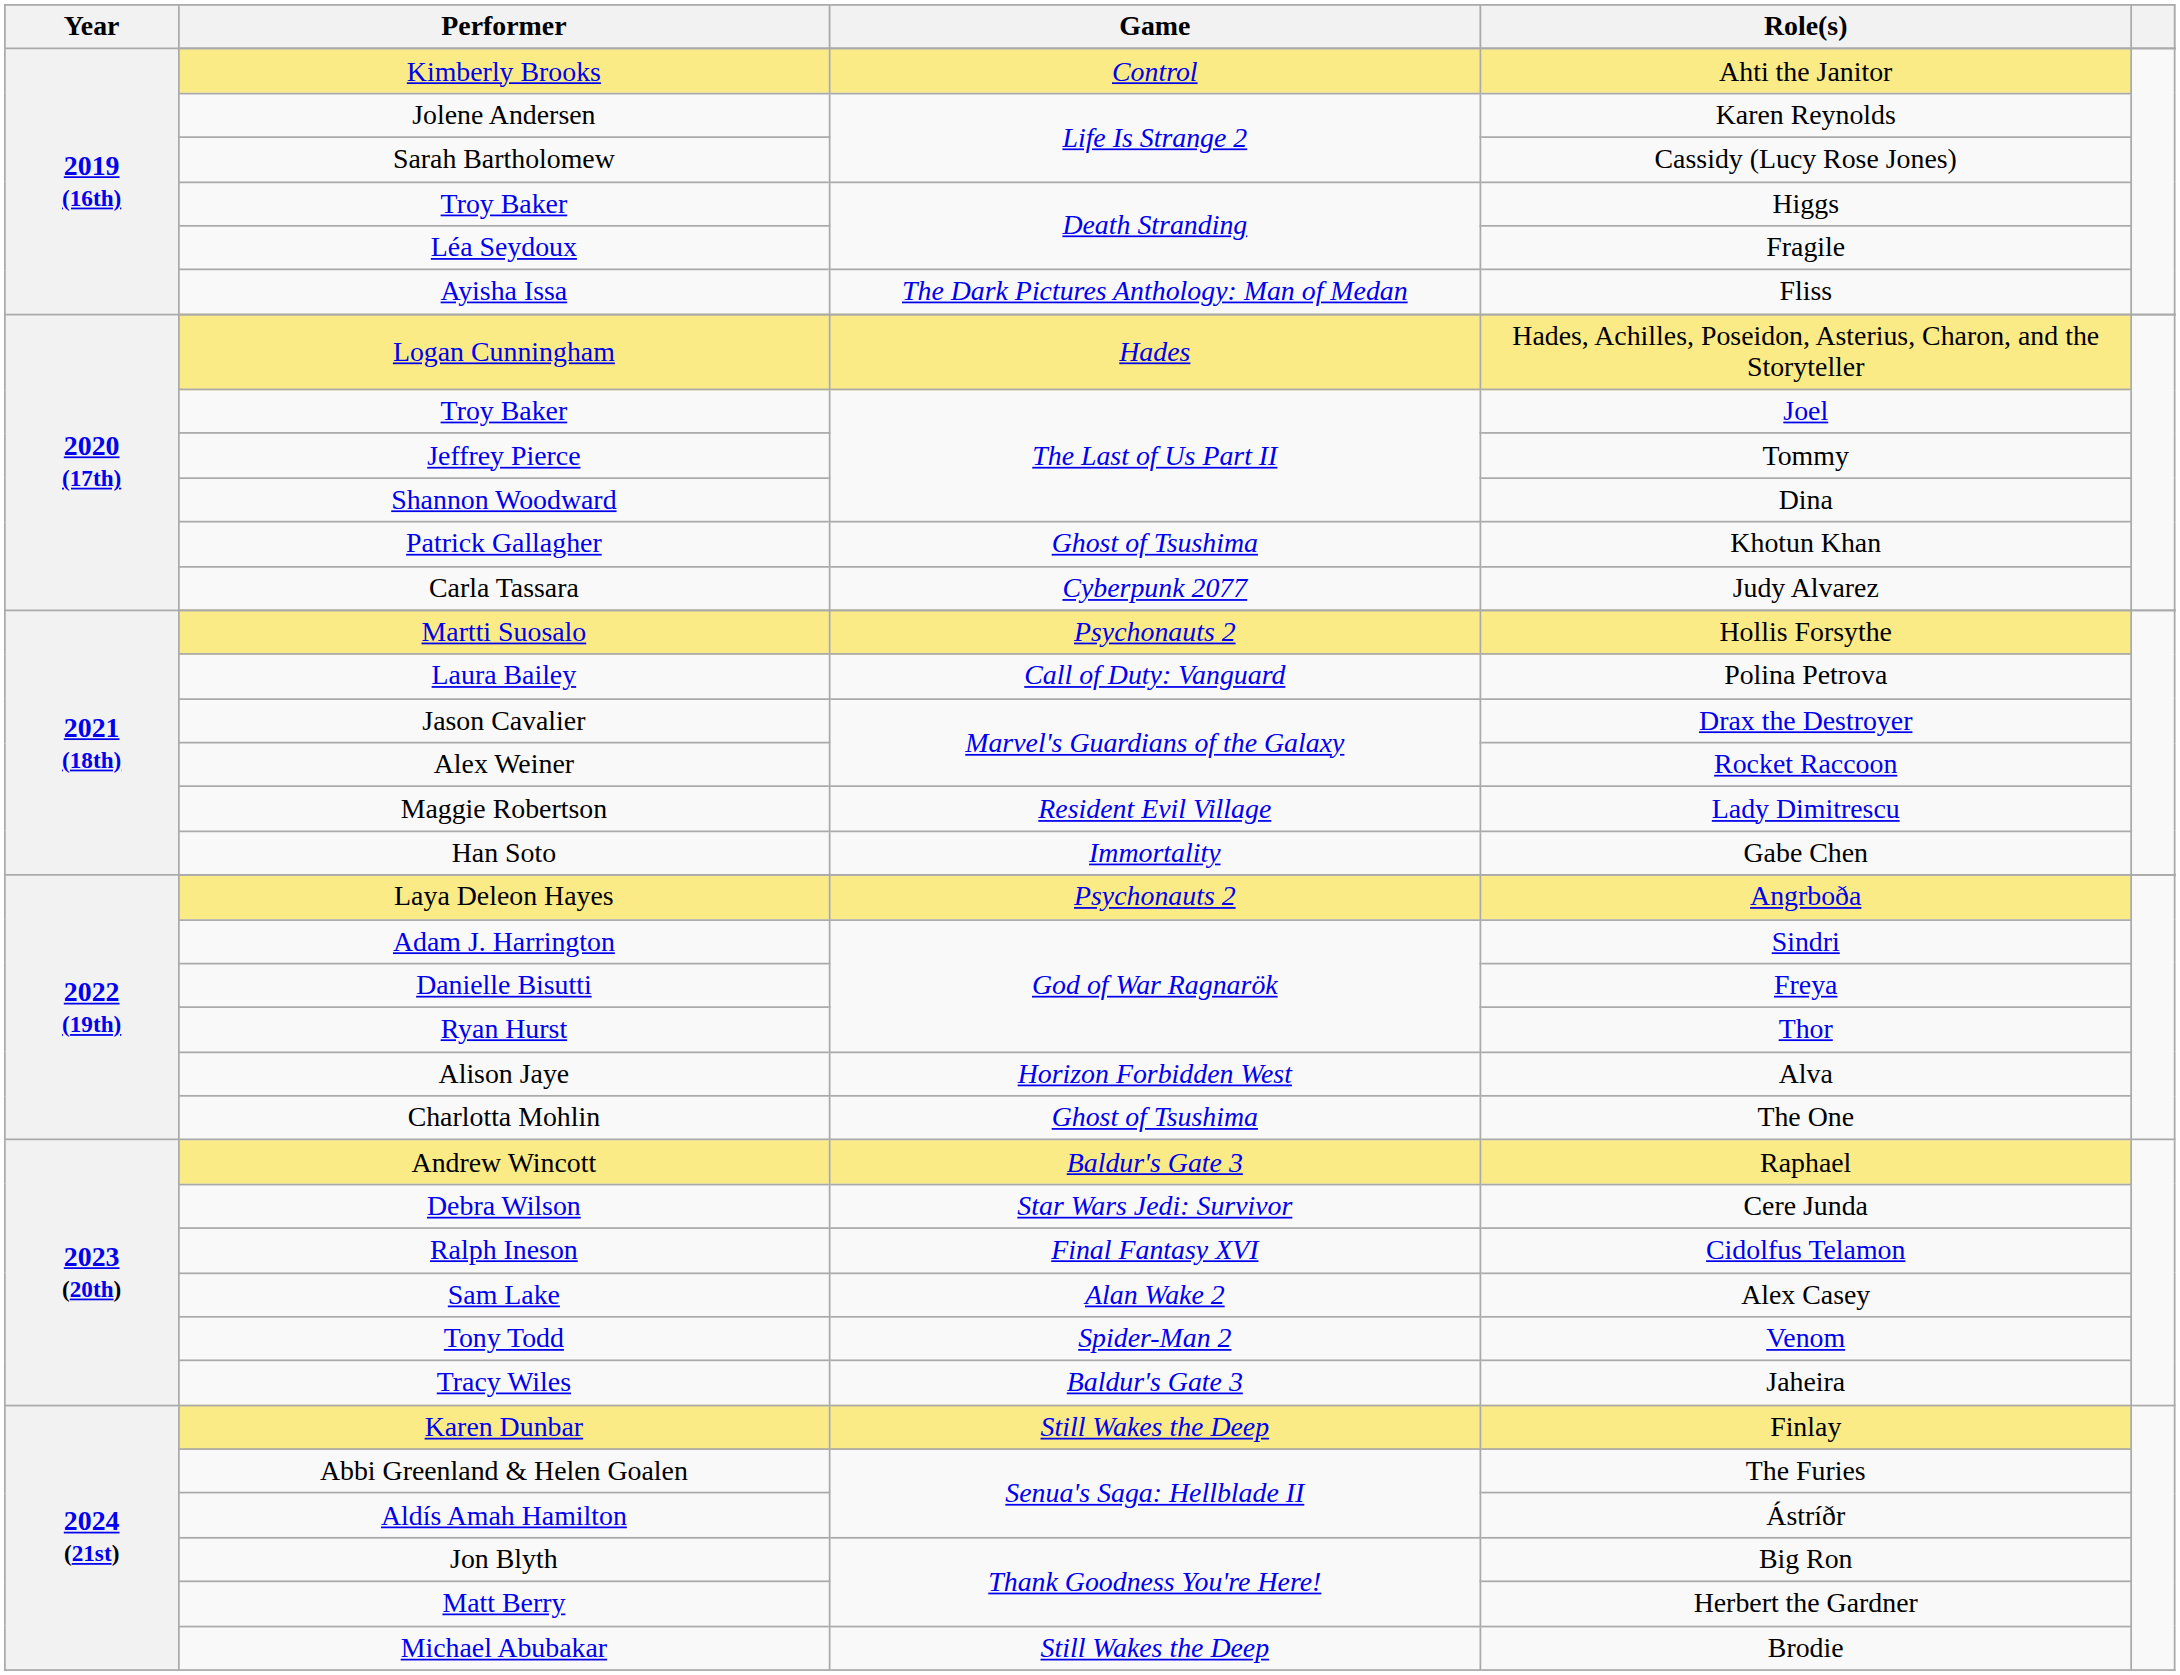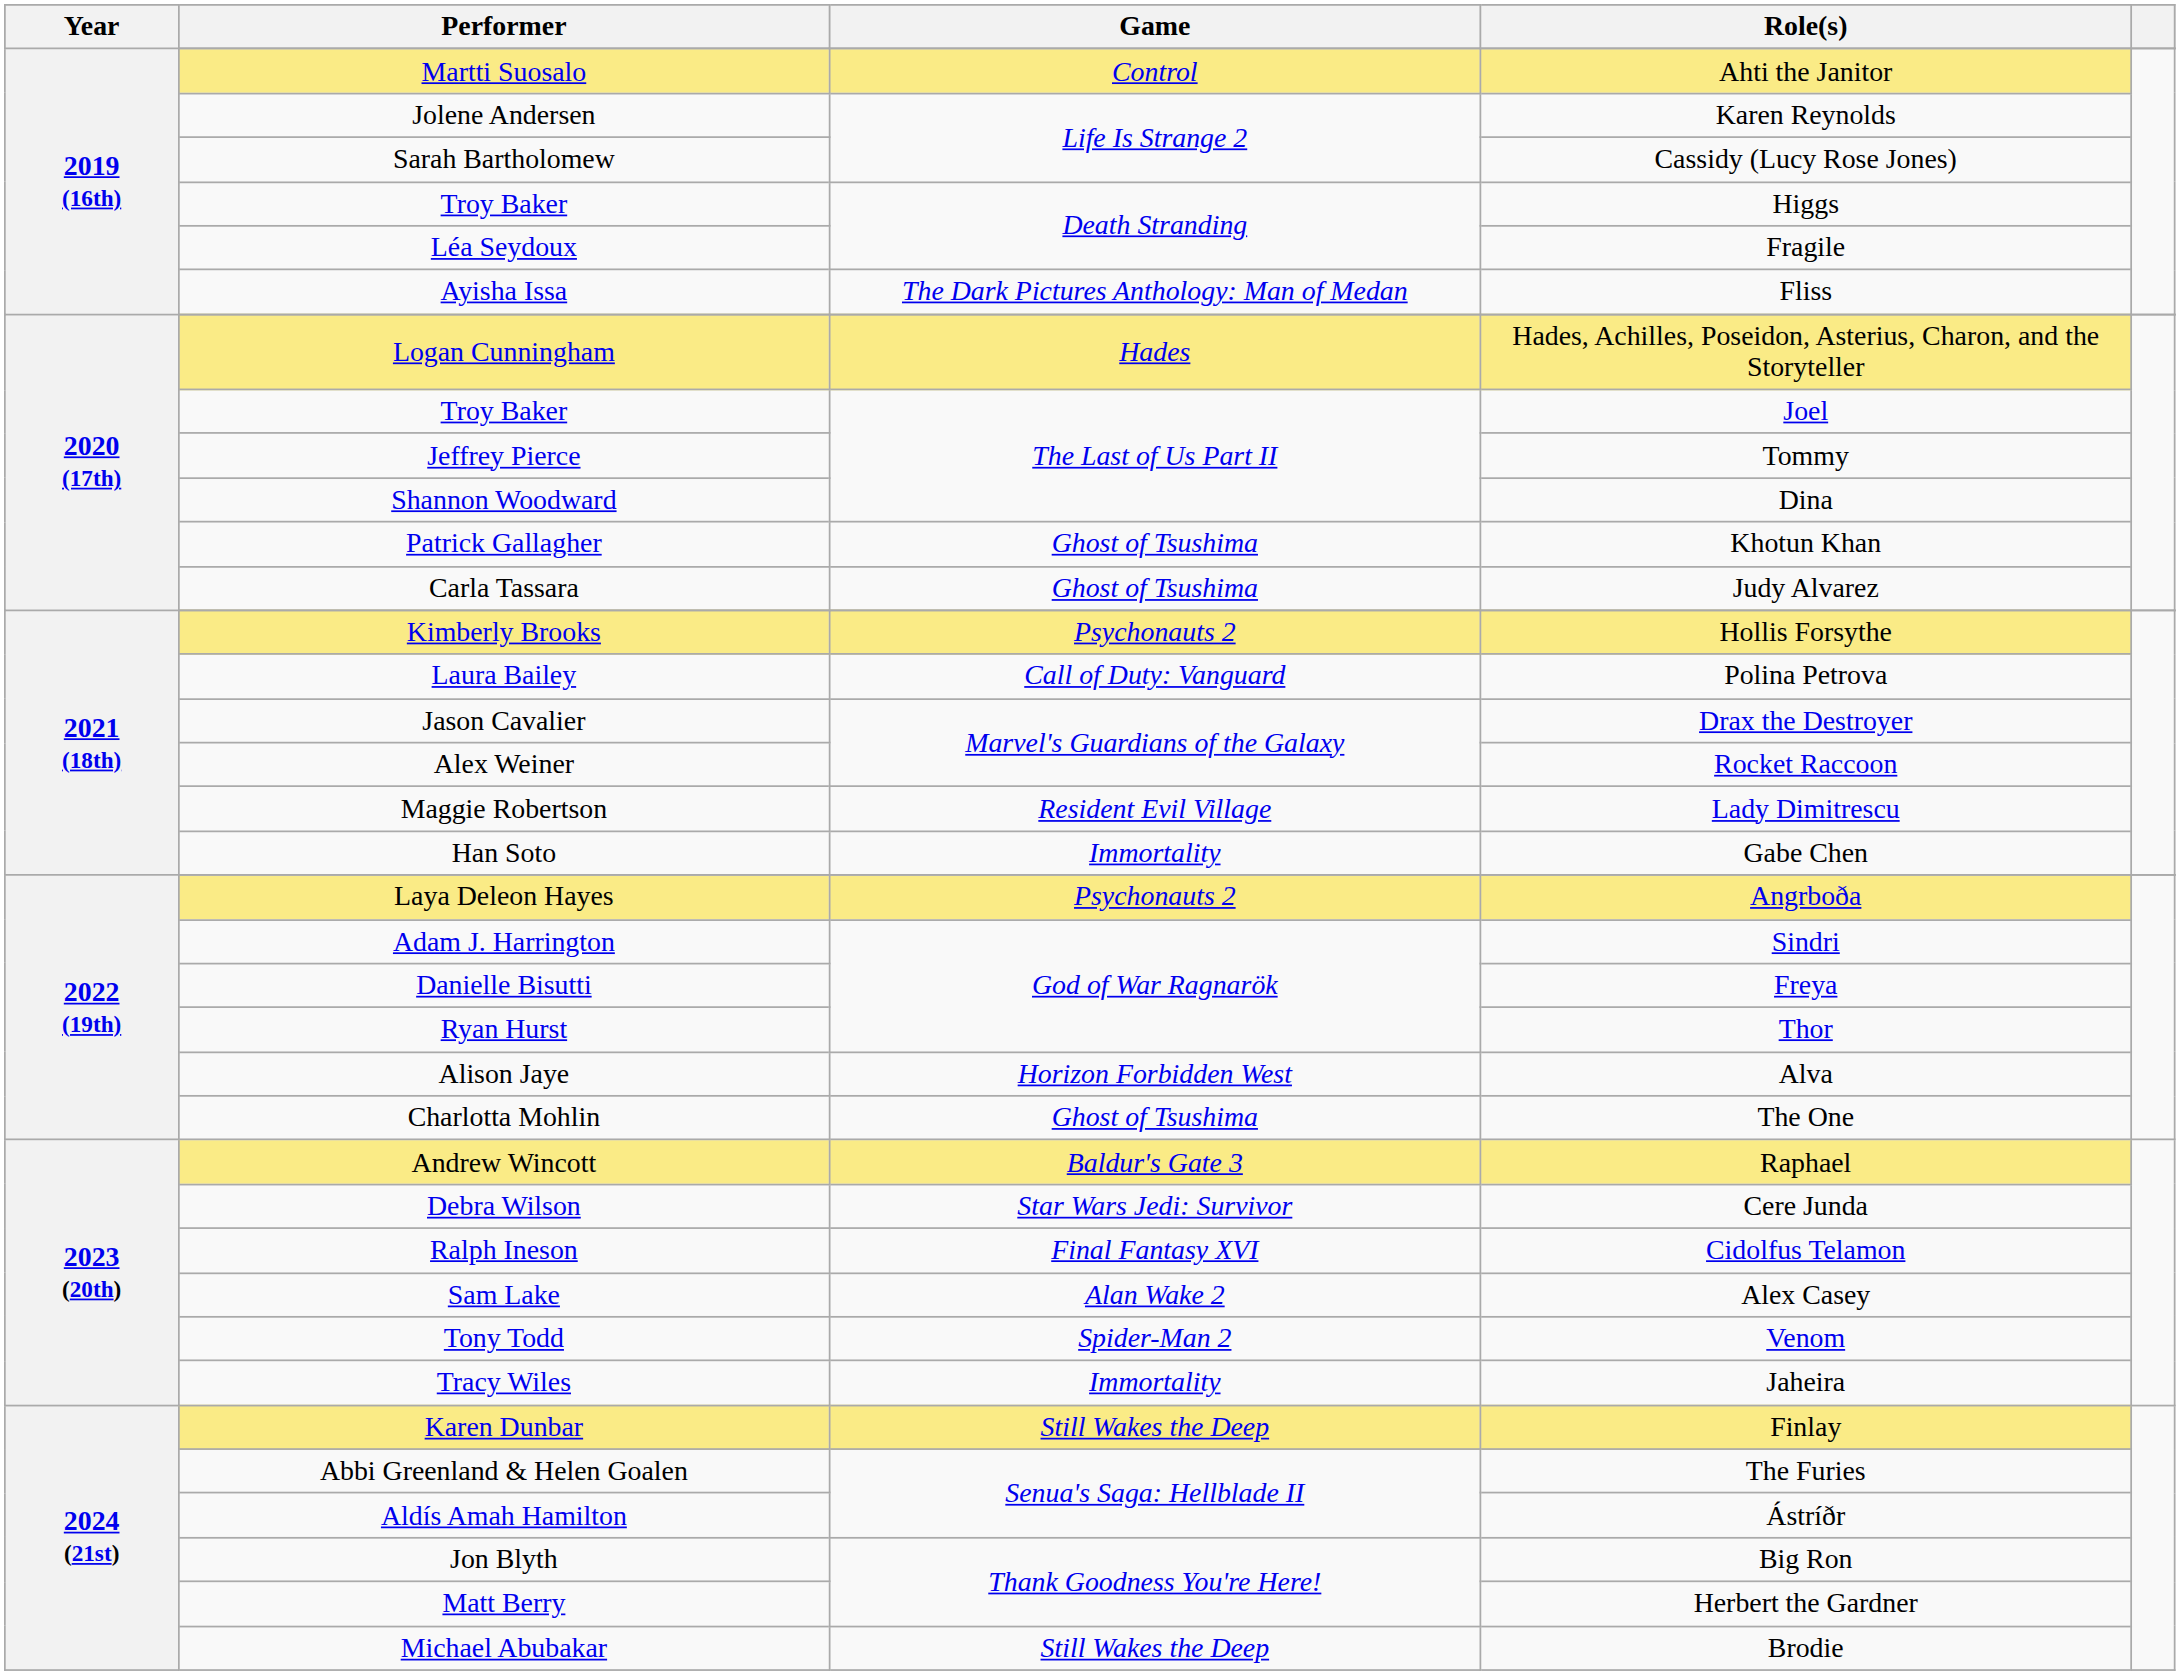(504, 70) Kimberly Brooks -> (504, 70) Martti Suosalo
(1155, 587) Cyberpunk 2077 -> (1155, 587) Ghost of Tsushima
(504, 631) Martti Suosalo -> (504, 631) Kimberly Brooks
(1155, 1382) Baldur's Gate 3 -> (1155, 1382) Immortality
